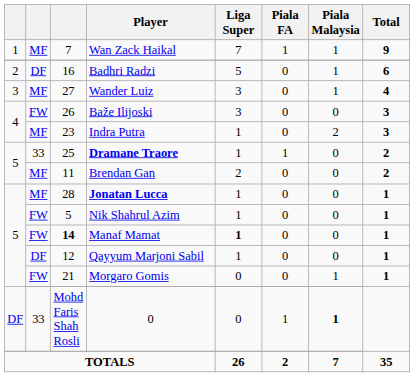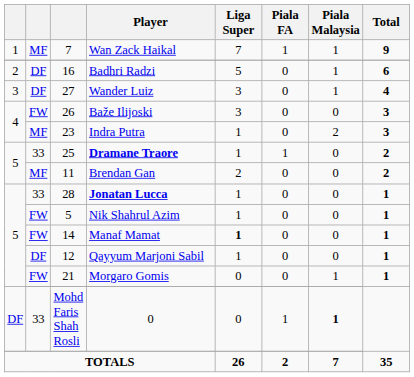(38, 91) MF -> (38, 91) DF
(38, 194) MF -> (38, 194) 33
(68, 235) bold -> (68, 235) normal
